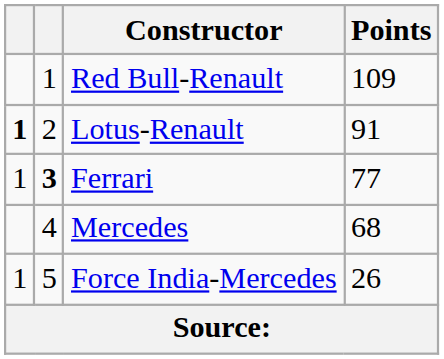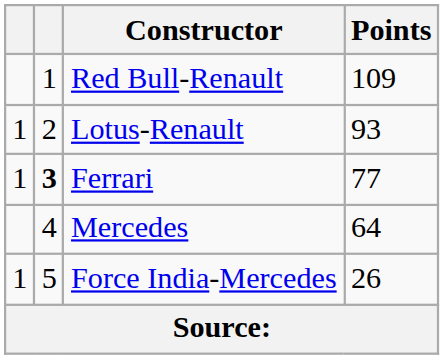(20, 128) bold -> (20, 128) normal
(366, 128) 91 -> (366, 128) 93
(366, 228) 68 -> (366, 228) 64
